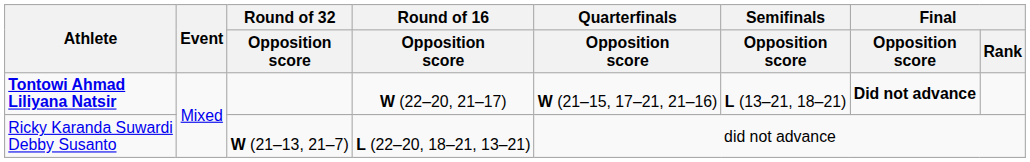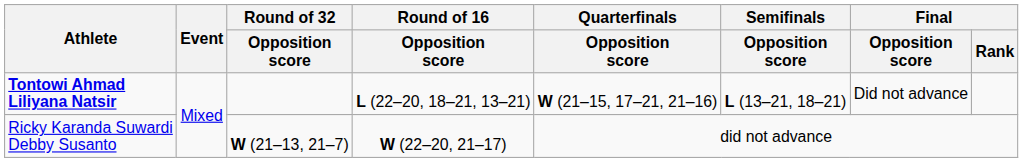(443, 103) W (22–20, 21–17) -> (443, 103) L (22–20, 18–21, 13–21)
(915, 94) bold -> (911, 94) normal
(443, 145) L (22–20, 18–21, 13–21) -> (443, 145) W (22–20, 21–17)
